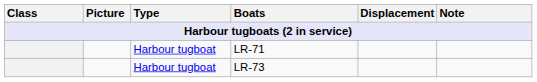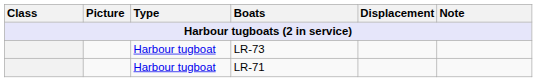rows swapped: (249, 49) <-> (249, 67)
